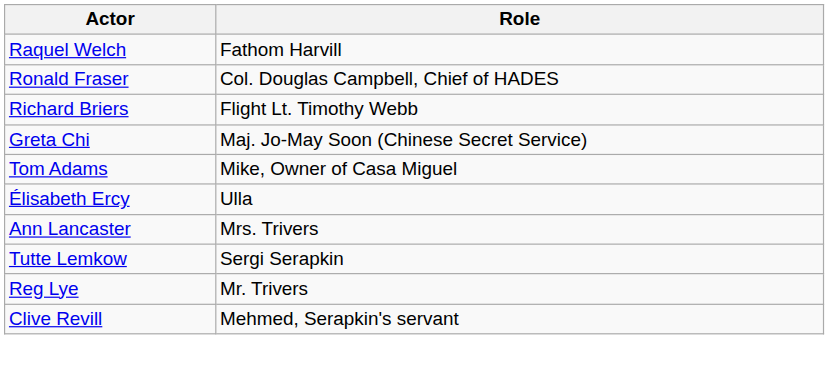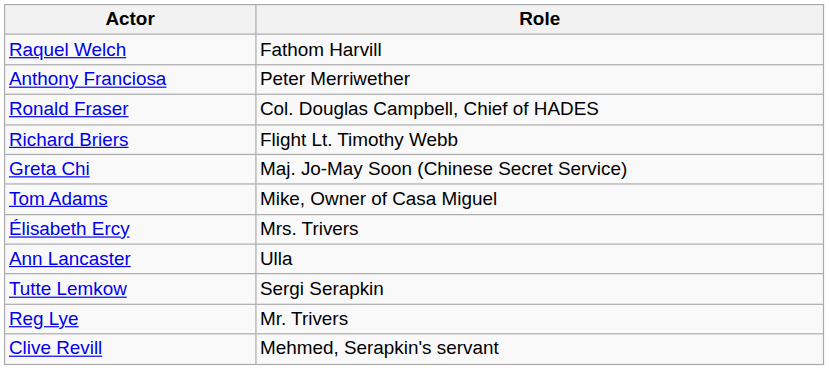+ row: (88, 79)
(236, 199) Ulla -> (309, 229) Mrs. Trivers
(269, 229) Mrs. Trivers -> (276, 259) Ulla
